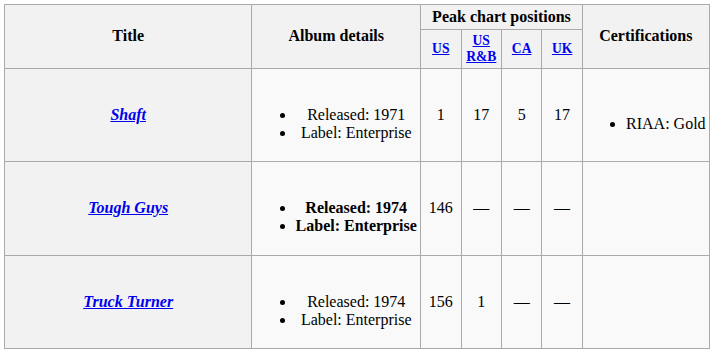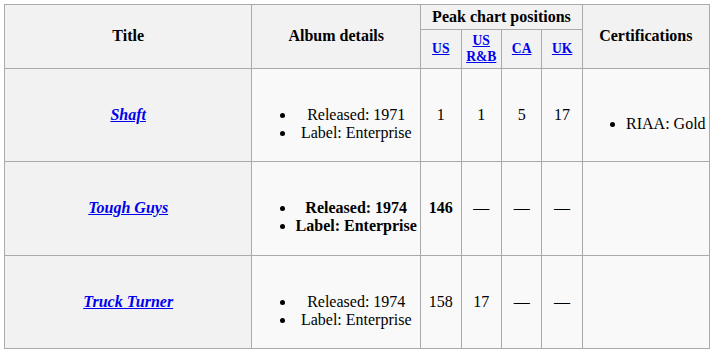(481, 114) 17 -> (481, 114) 1
(441, 208) normal -> (441, 208) bold
(441, 301) 156 -> (441, 301) 158
(481, 301) 1 -> (481, 301) 17
